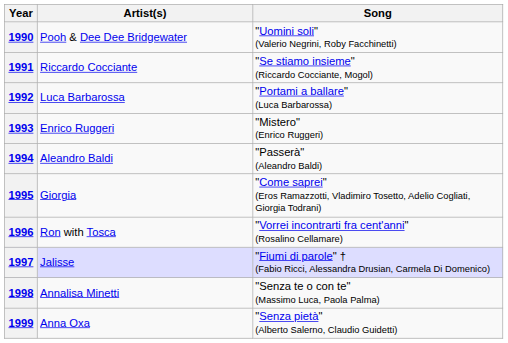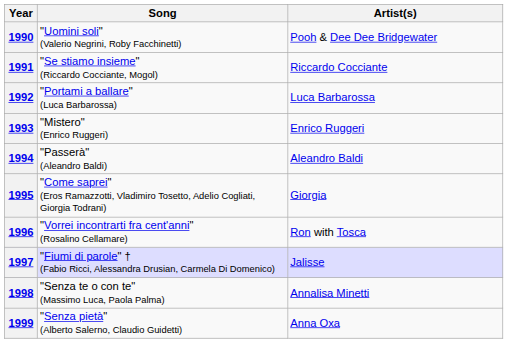columns swapped: (378, 13) <-> (145, 13)
